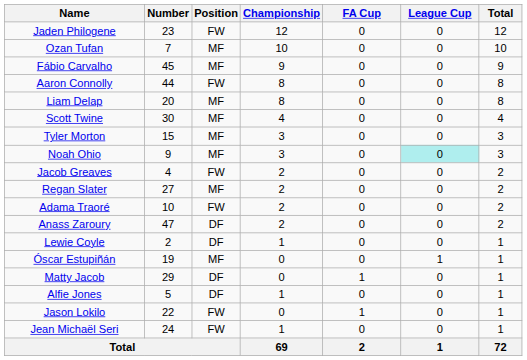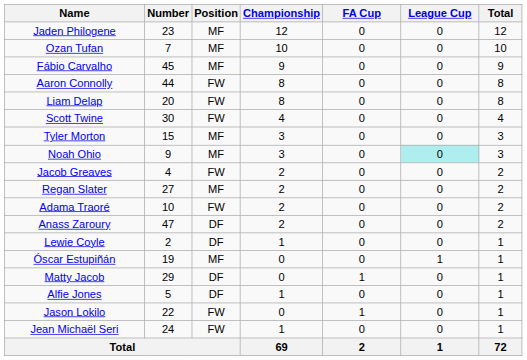(216, 31) FW -> (216, 31) MF
(216, 101) MF -> (216, 101) FW
(216, 119) MF -> (216, 119) FW
